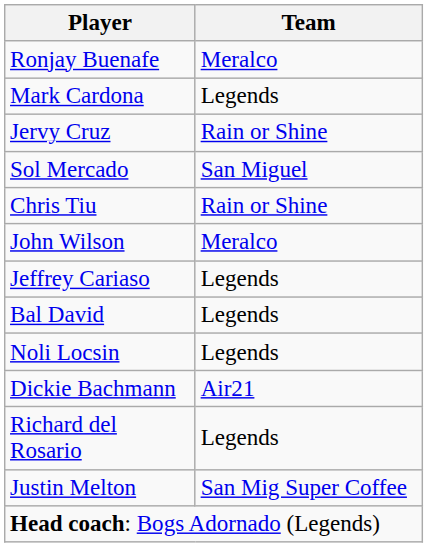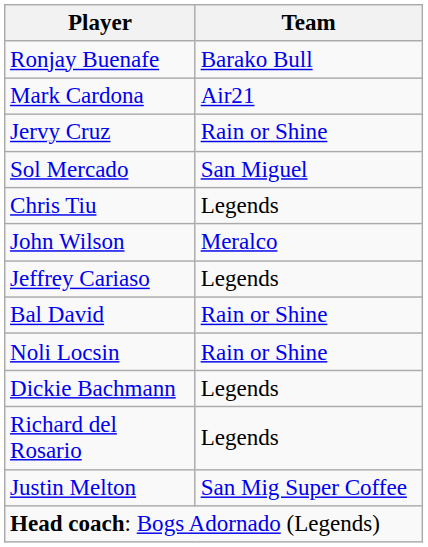(239, 59) Meralco -> (257, 59) Barako Bull
(240, 95) Legends -> (228, 95) Air21
(264, 205) Rain or Shine -> (240, 205) Legends
(240, 315) Legends -> (264, 315) Rain or Shine
(240, 351) Legends -> (264, 351) Rain or Shine
(228, 388) Air21 -> (240, 388) Legends
